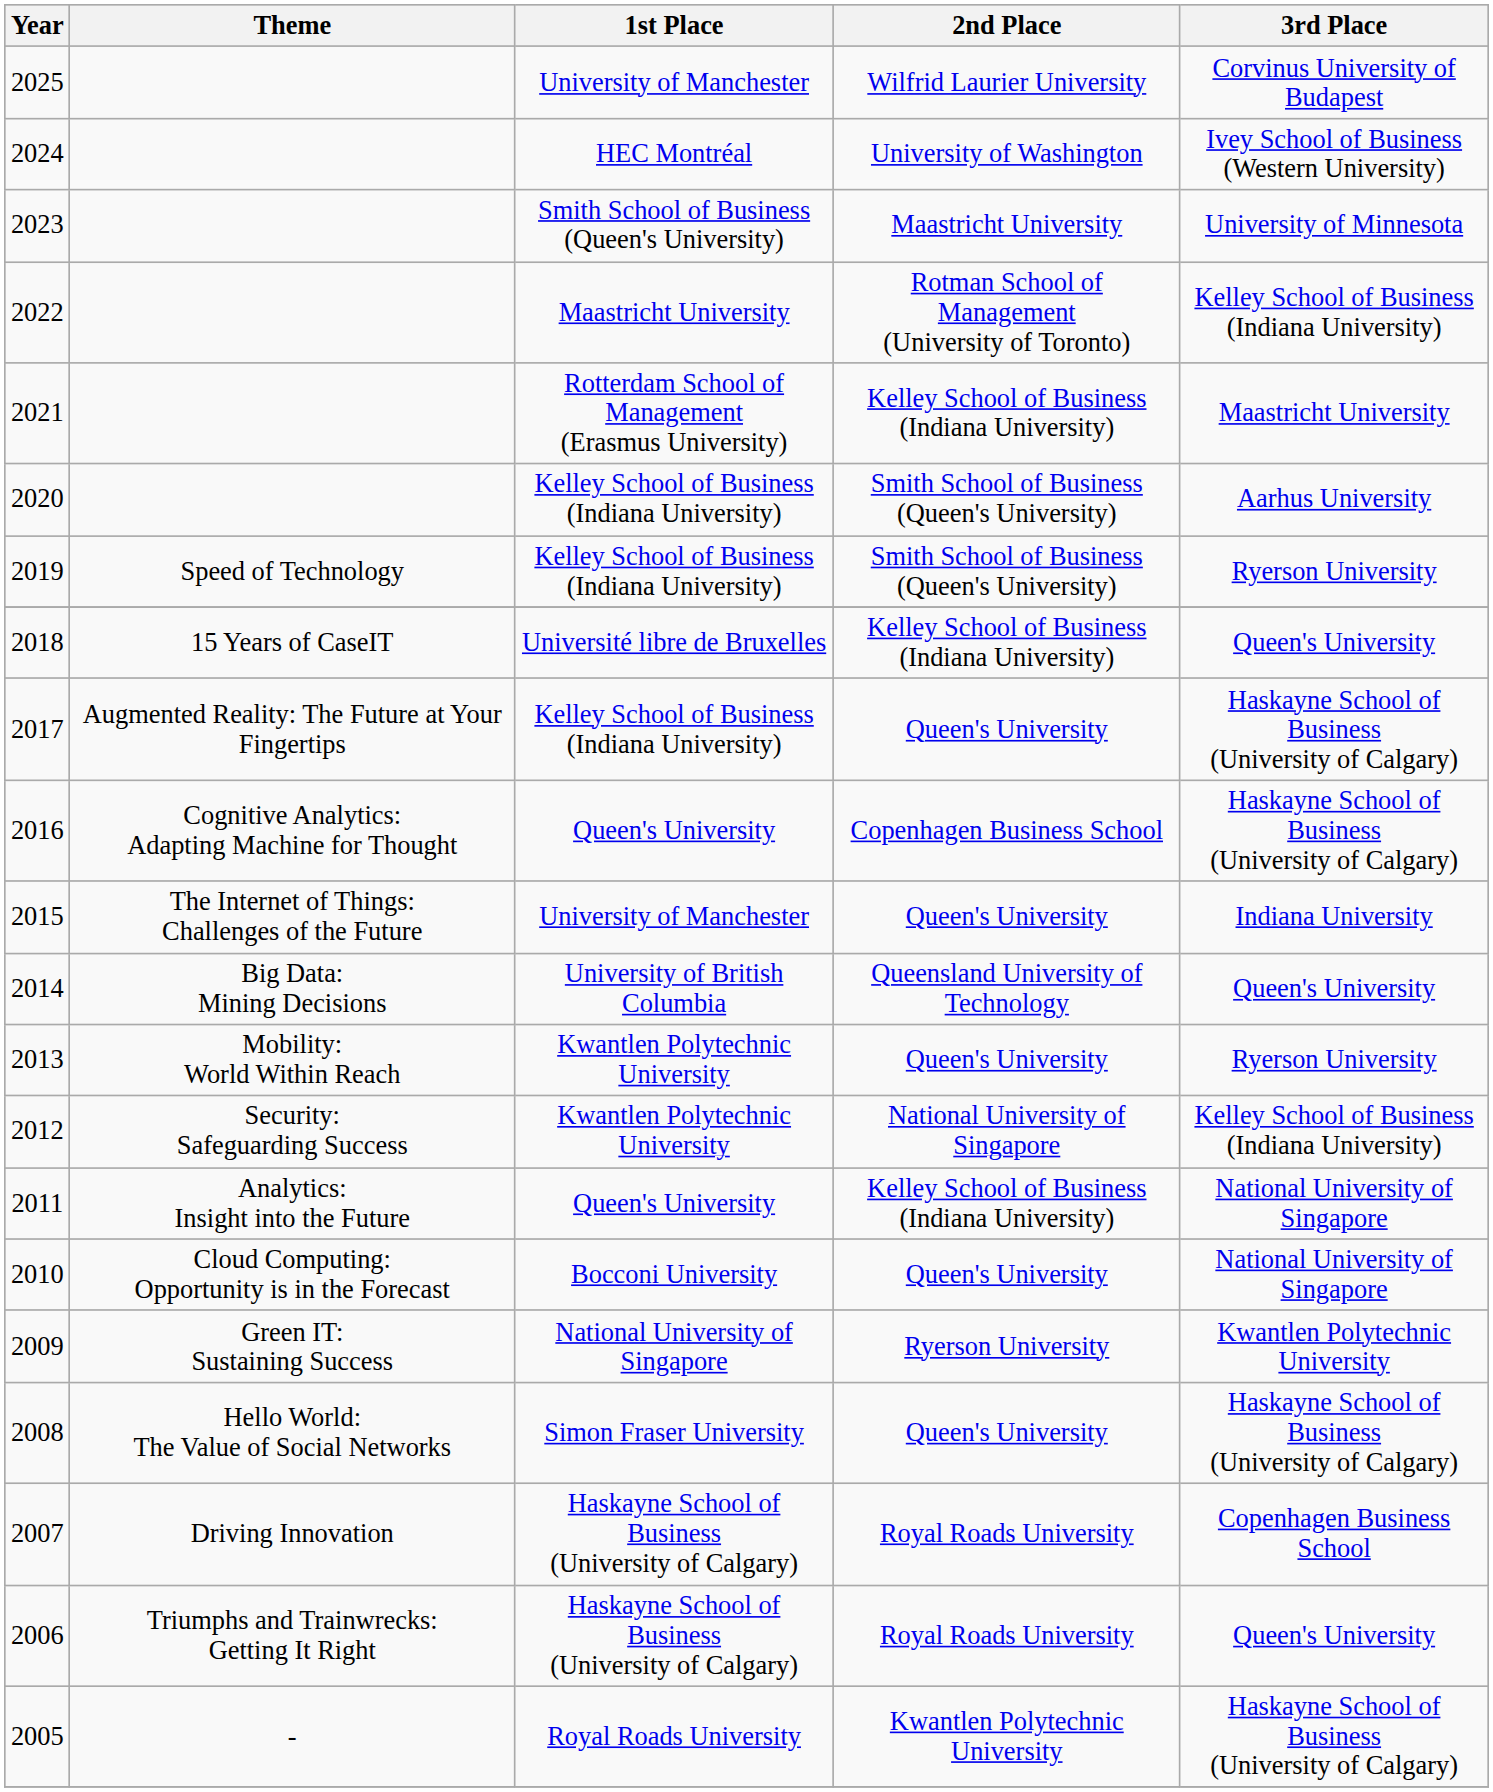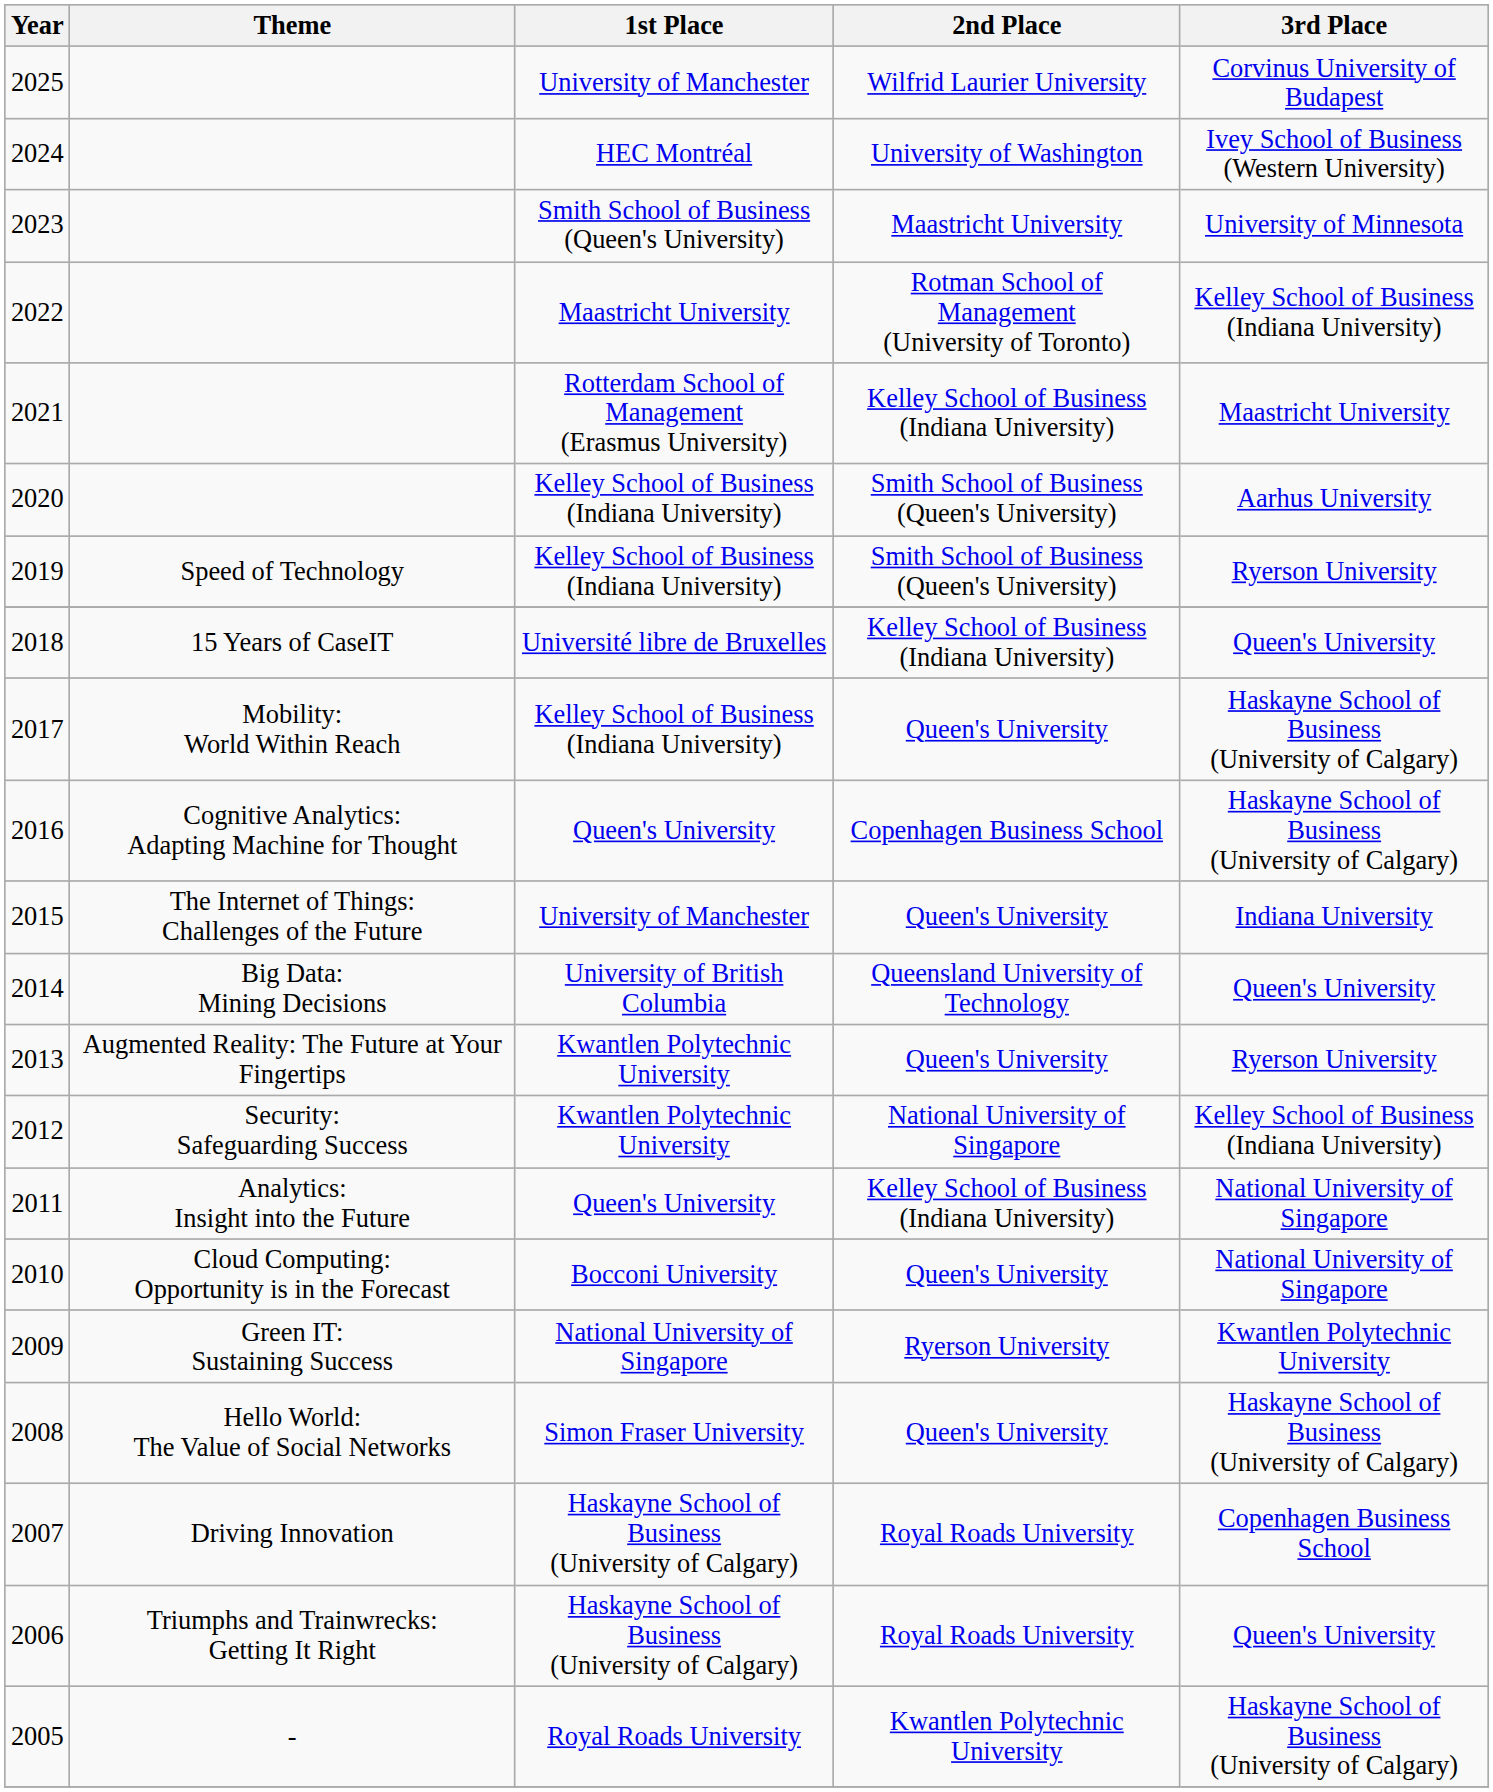(292, 728) Augmented Reality: The Future at Your Fingertips -> (292, 728) Mobility: World Within Reach
(292, 1059) Mobility: World Within Reach -> (292, 1059) Augmented Reality: The Future at Your Fingertips
